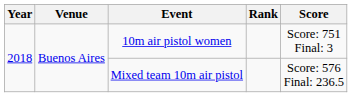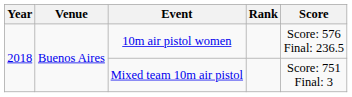(314, 41) Score: 751 Final: 3 -> (314, 41) Score: 576 Final: 236.5
(314, 75) Score: 576 Final: 236.5 -> (314, 75) Score: 751 Final: 3
